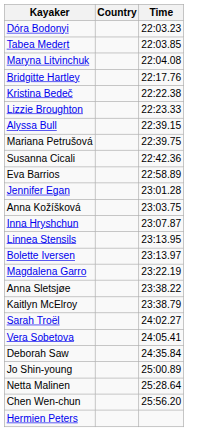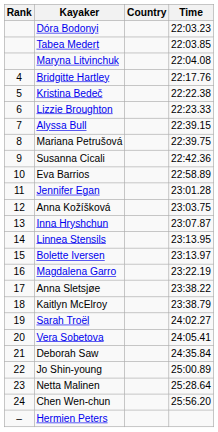+ column: (19, 12)
